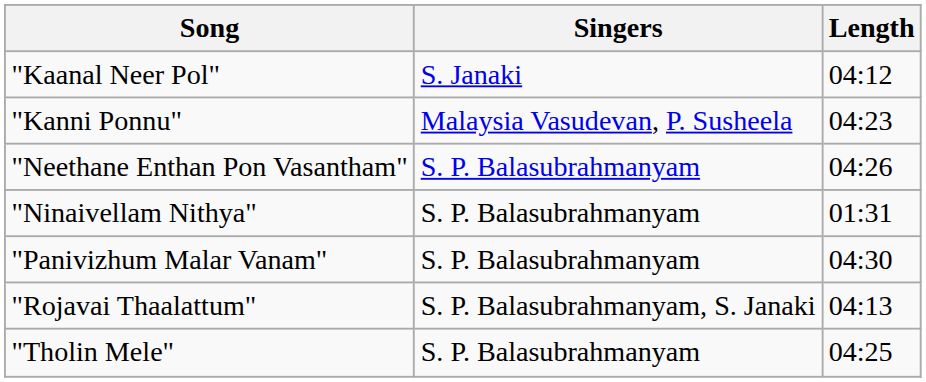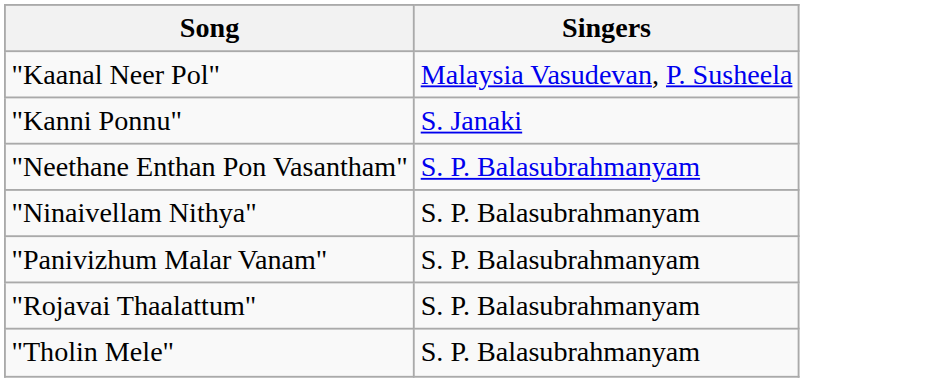- column: (872, 27)
(471, 74) S. Janaki -> (607, 74) Malaysia Vasudevan, P. Susheela
(607, 120) Malaysia Vasudevan, P. Susheela -> (471, 120) S. Janaki
(618, 306) S. P. Balasubrahmanyam, S. Janaki -> (560, 306) S. P. Balasubrahmanyam
